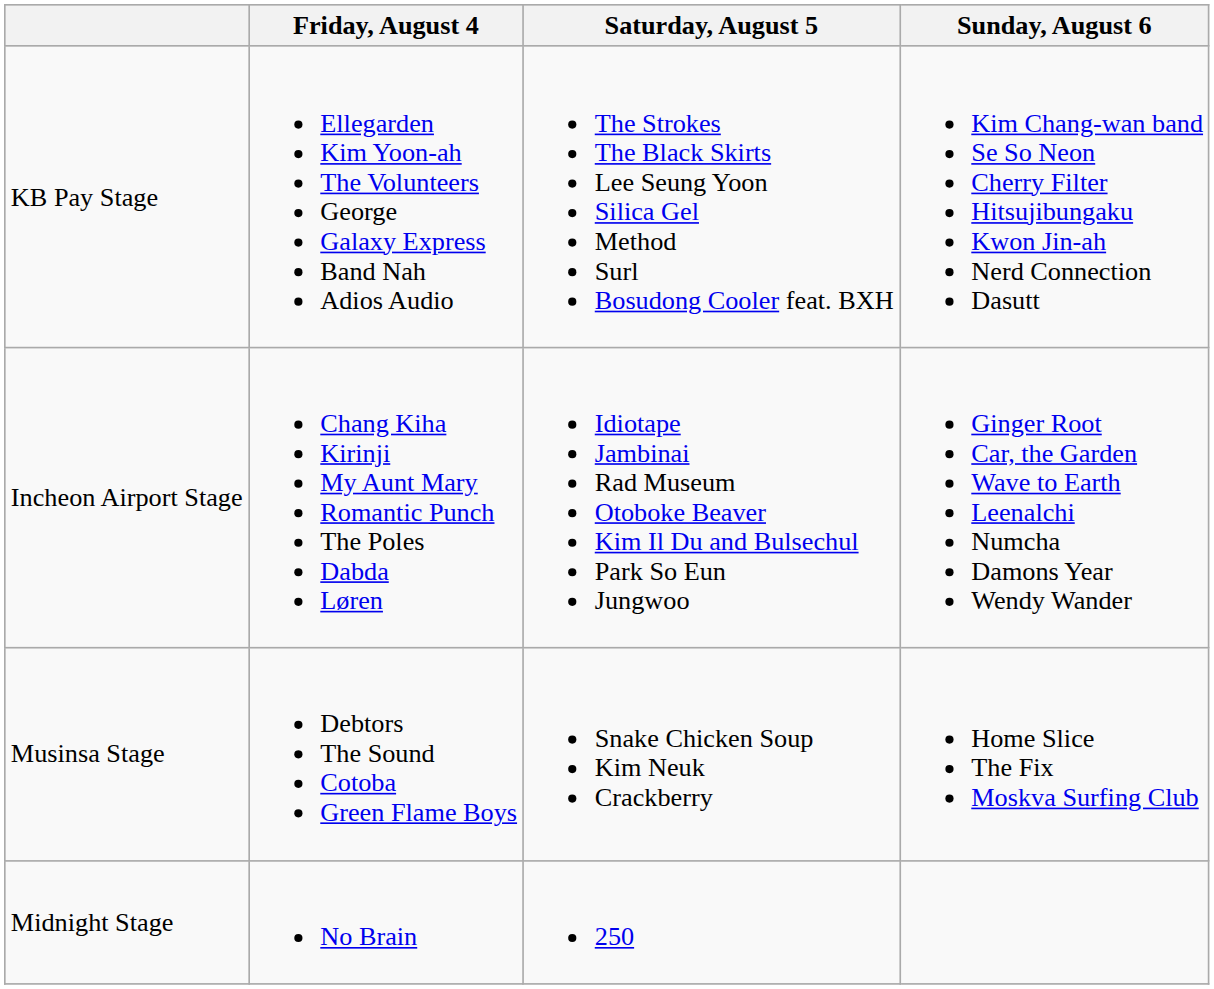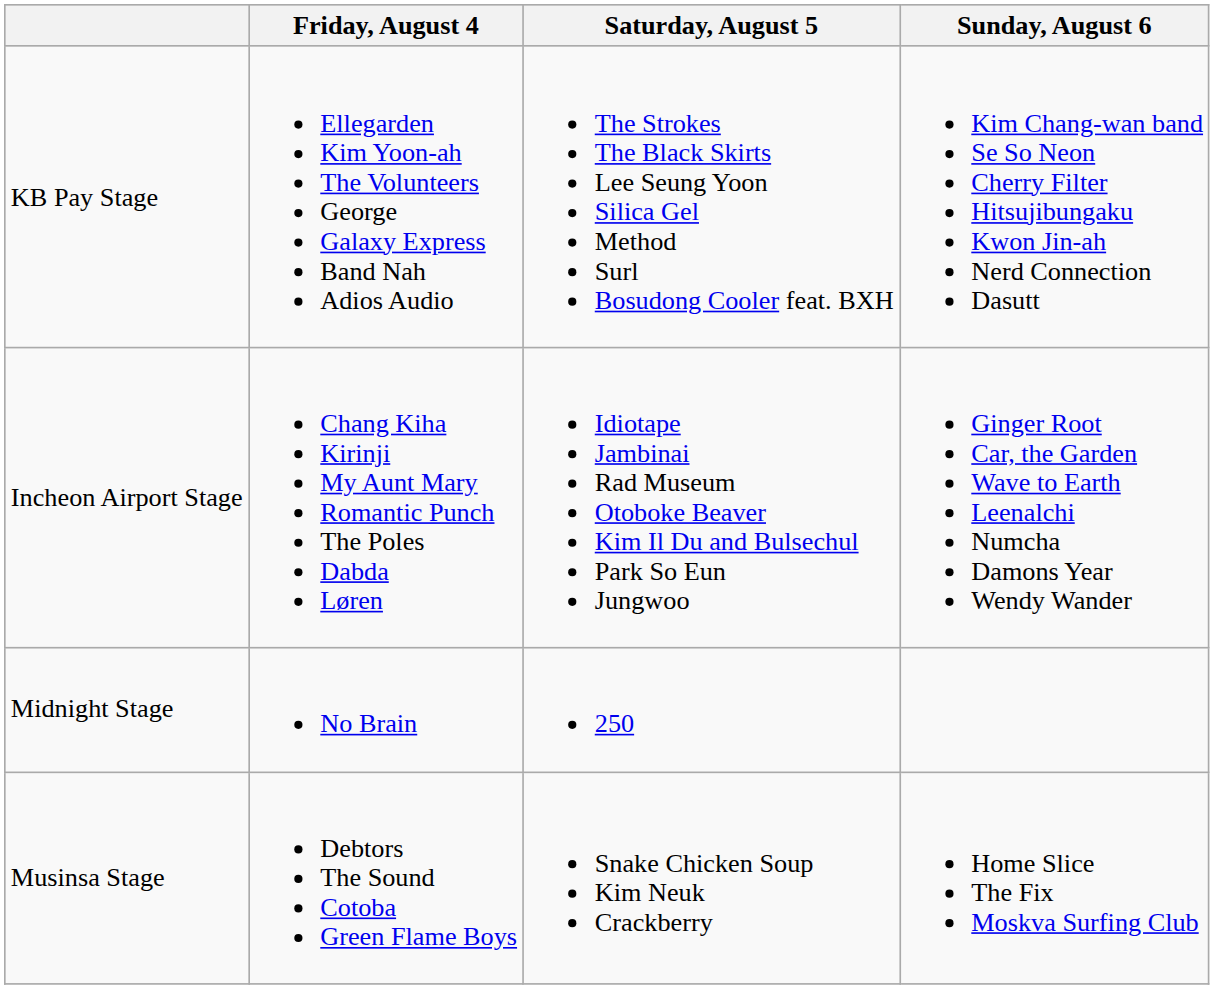rows swapped: (88, 753) <-> (92, 921)
